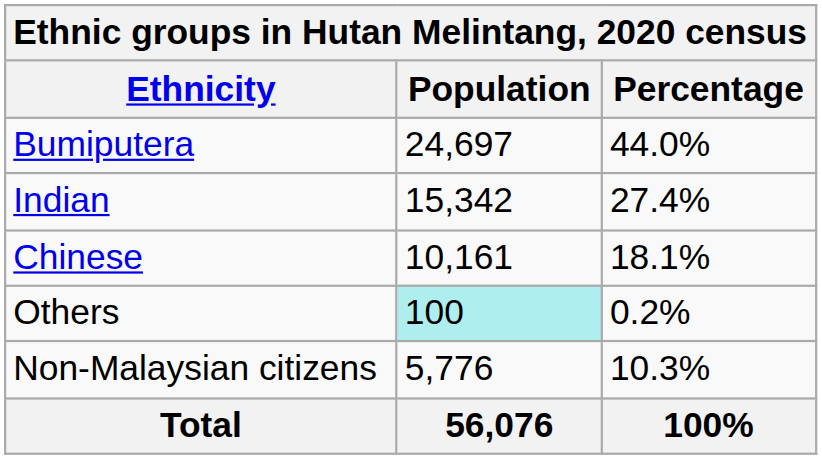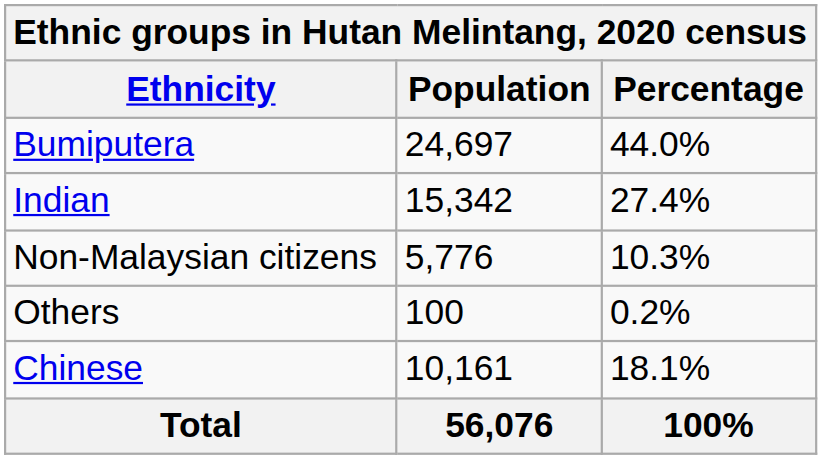rows swapped: (78, 256) <-> (195, 369)
(434, 312) paleturquoise background -> (434, 312) no background
